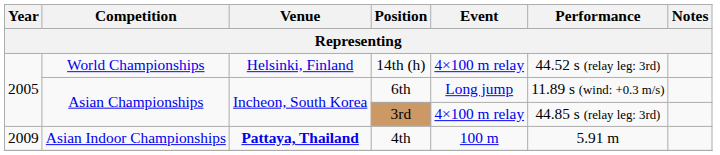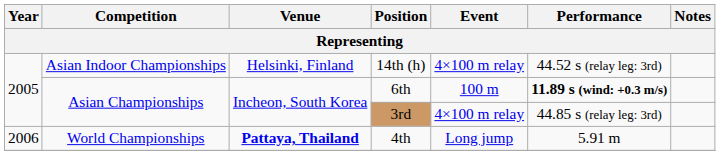(136, 65) World Championships -> (136, 65) Asian Indoor Championships
(479, 89) Long jump -> (479, 89) 100 m
(598, 89) normal -> (599, 89) bold
(23, 138) 2009 -> (23, 138) 2006
(136, 138) Asian Indoor Championships -> (136, 138) World Championships
(479, 138) 100 m -> (479, 138) Long jump
